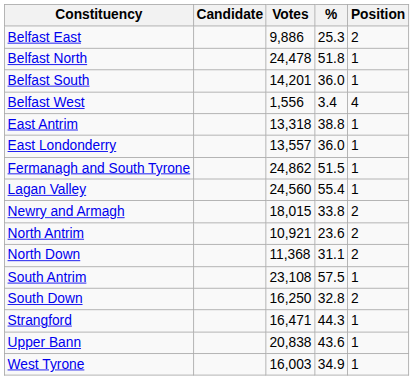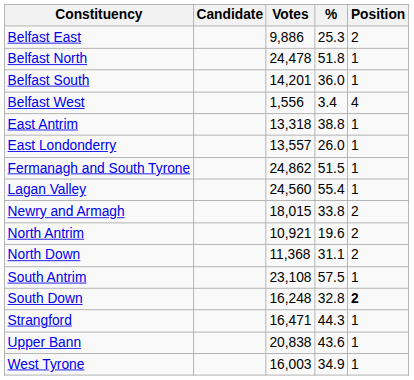(331, 146) 36.0 -> (331, 146) 26.0
(331, 233) 23.6 -> (331, 233) 19.6
(290, 299) 16,250 -> (290, 299) 16,248
(355, 299) normal -> (355, 299) bold
